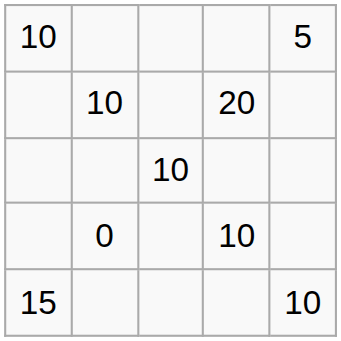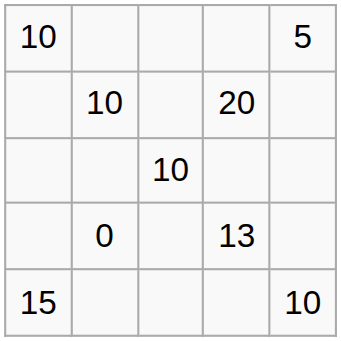(237, 235) 10 -> (237, 235) 13
